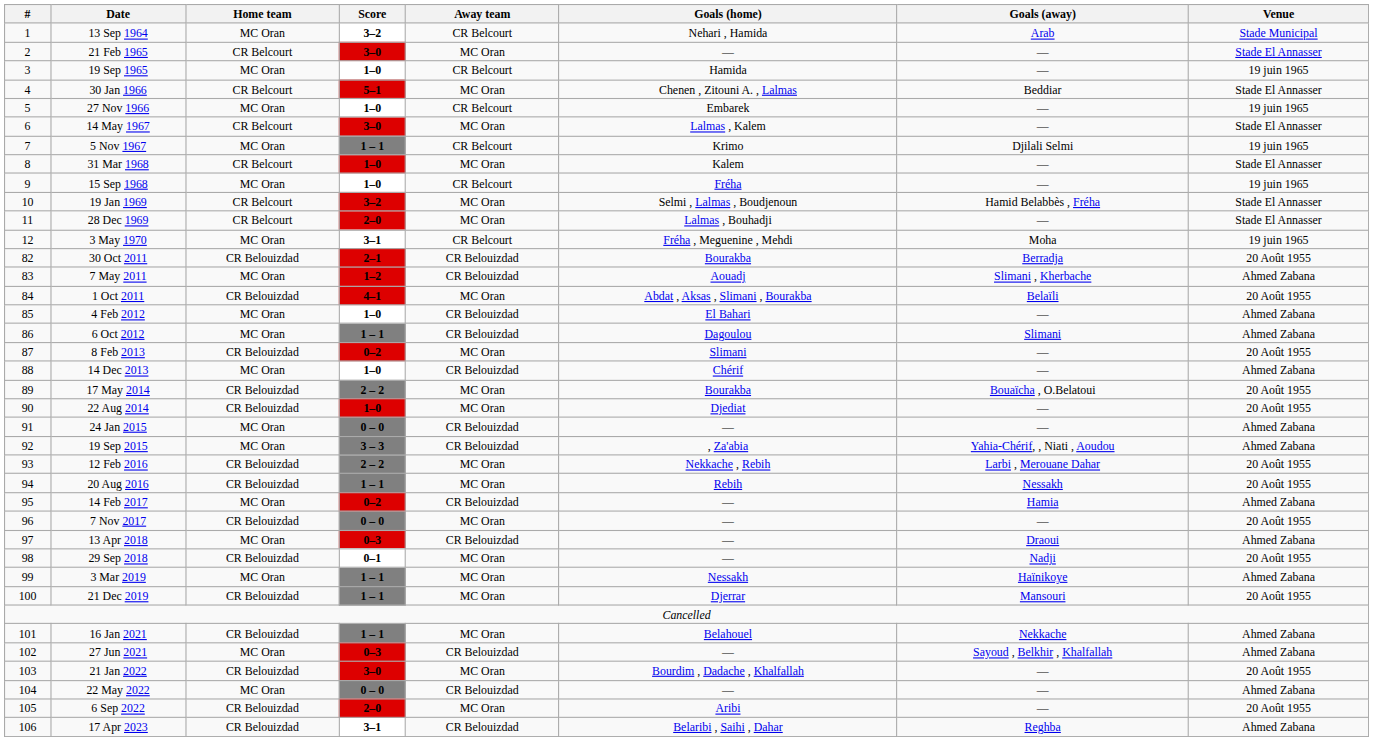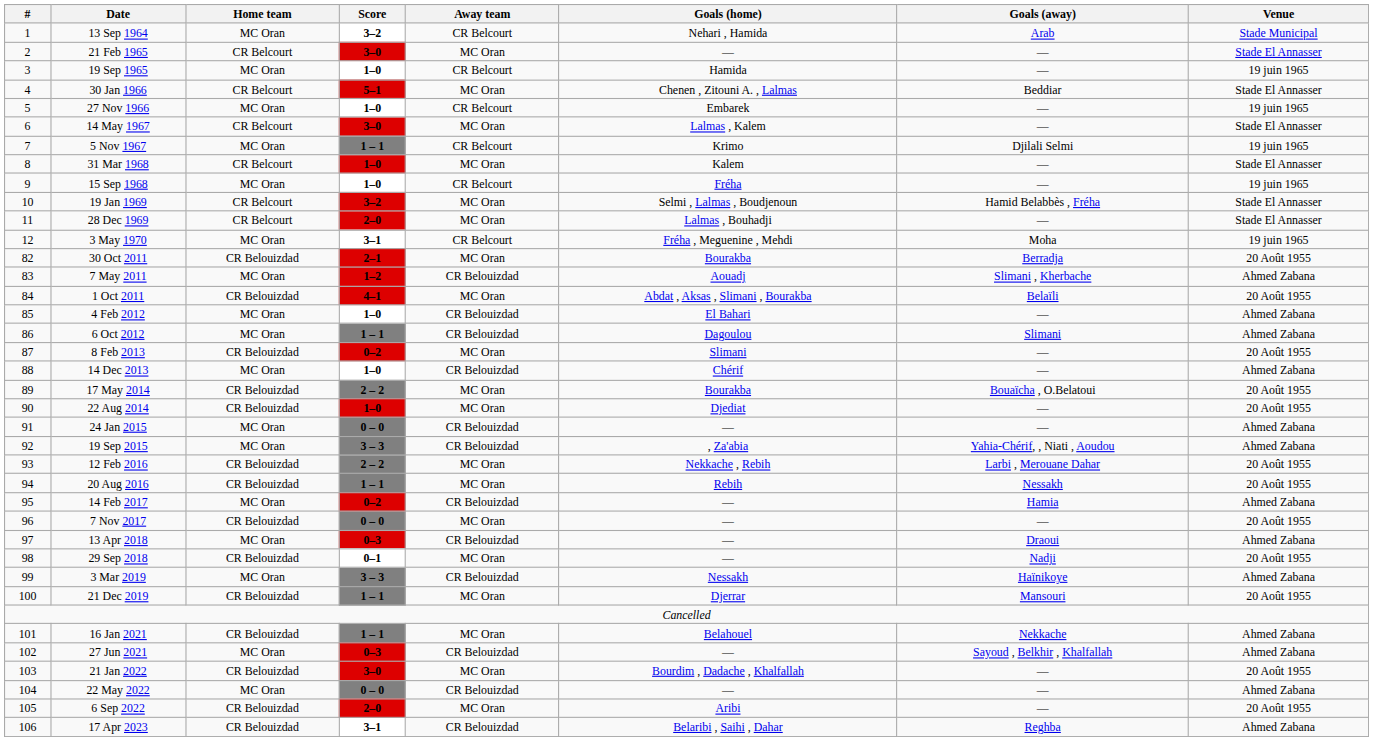(482, 258) CR Belouizdad -> (482, 258) MC Oran
(372, 577) 1 – 1 -> (372, 577) 3 – 3
(482, 577) MC Oran -> (482, 577) CR Belouizdad
